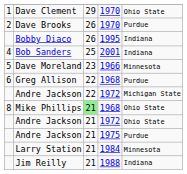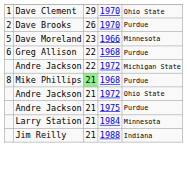- row: (43, 39)
- row: (43, 53)
(144, 108) Ohio State -> (136, 80) Purdue
